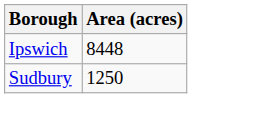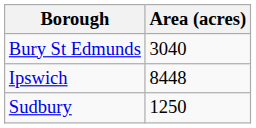+ row: (75, 48)
